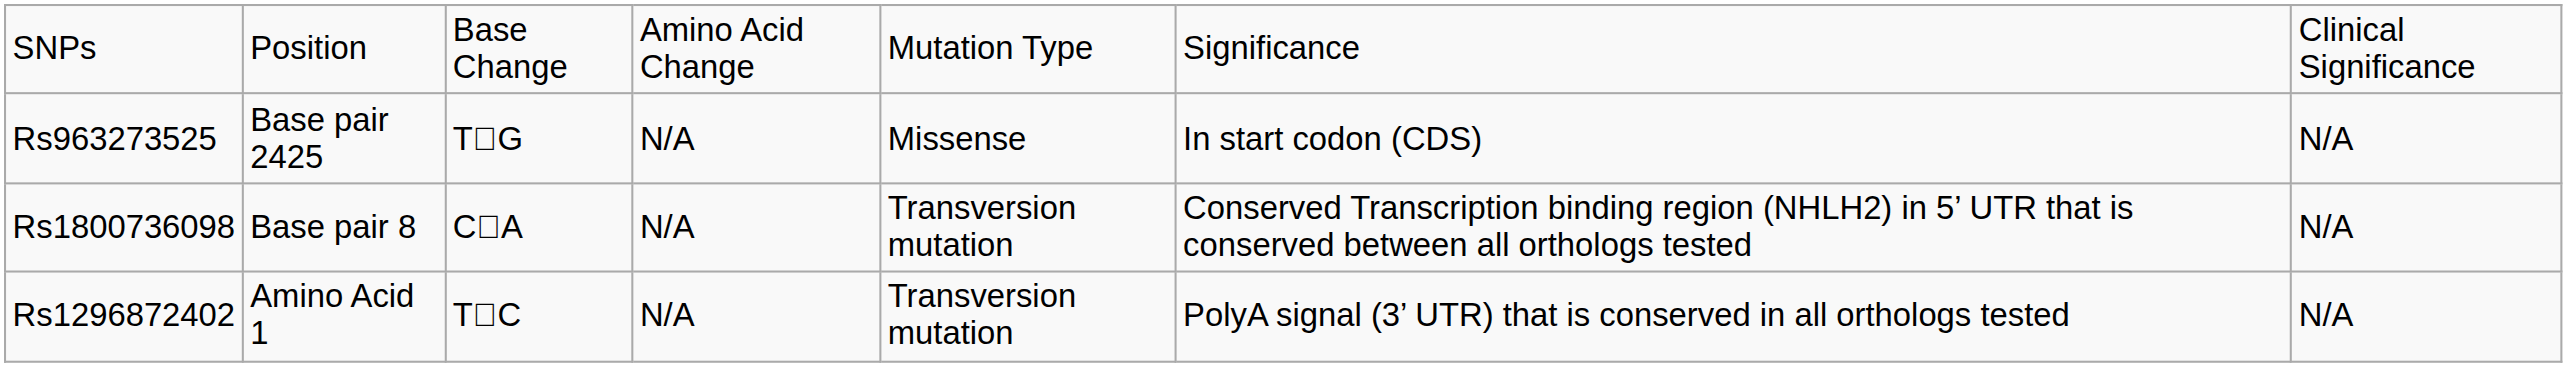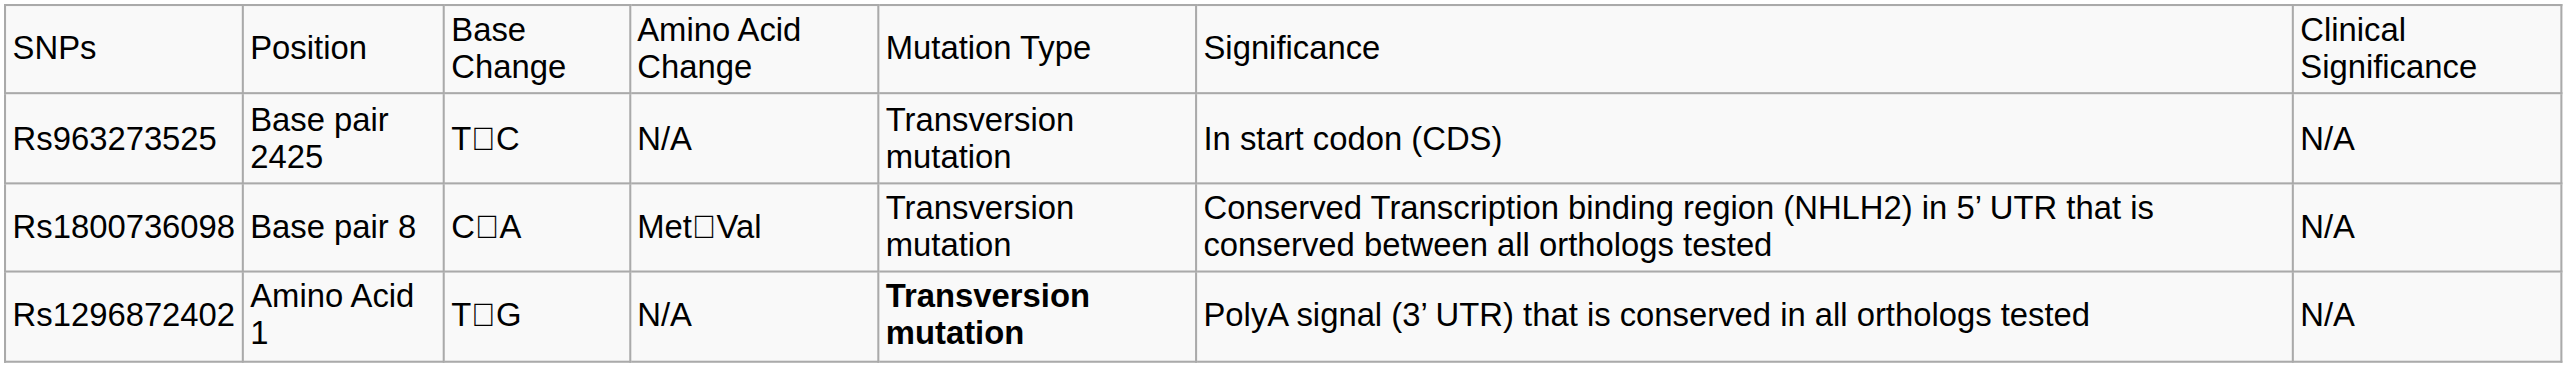(488, 137) TG -> (485, 137) TC
(957, 137) Missense -> (980, 137) Transversion mutation
(667, 226) N/A -> (699, 226) MetVal
(487, 315) TC -> (486, 315) TG
(982, 315) normal -> (988, 315) bold
